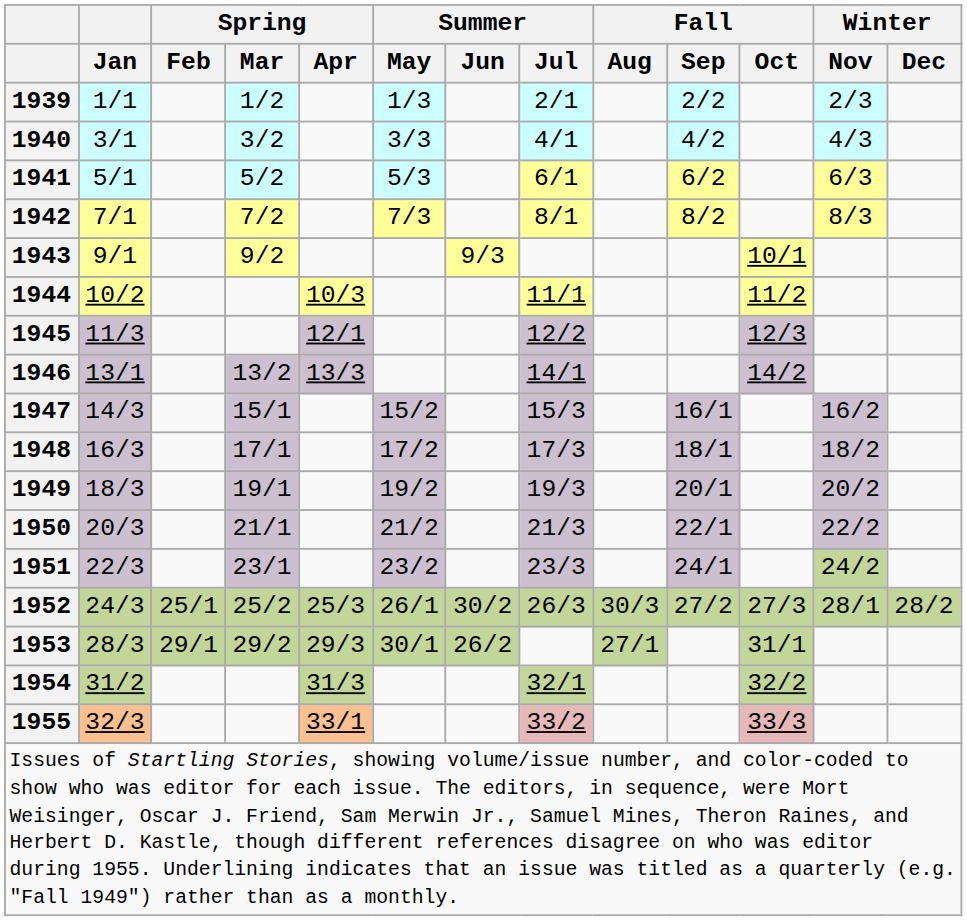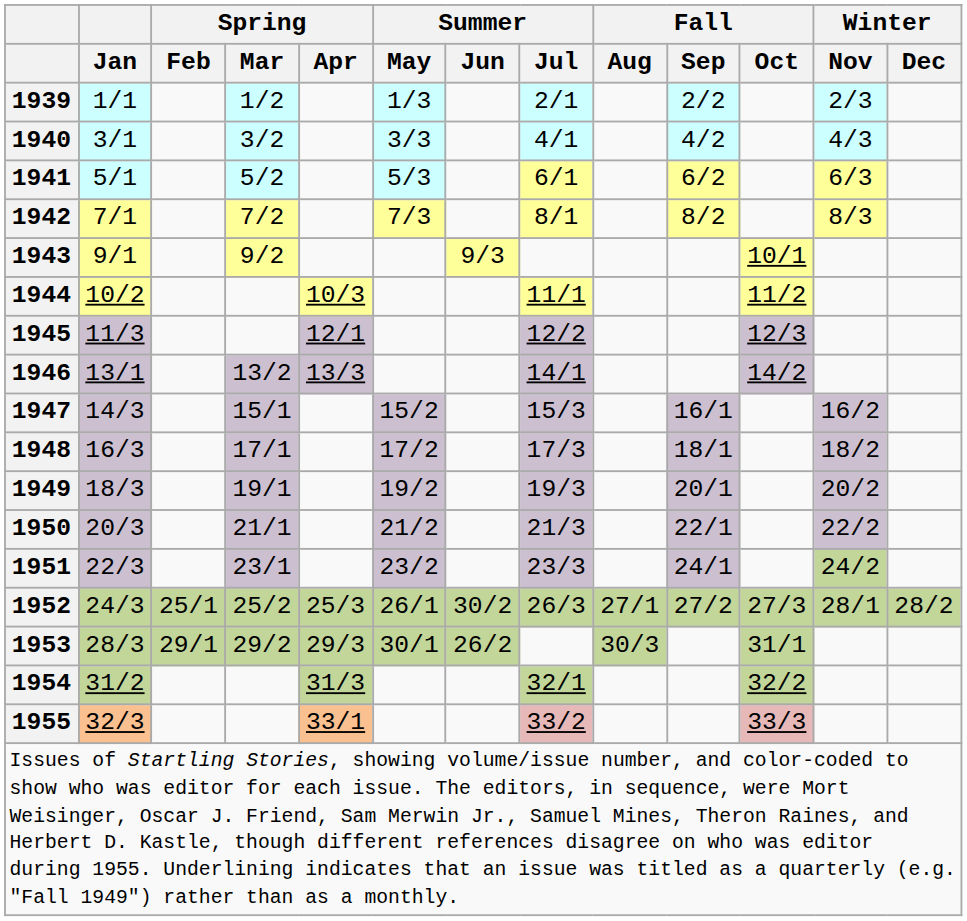(630, 606) 30/3 -> (630, 606) 27/1
(630, 645) 27/1 -> (630, 645) 30/3
